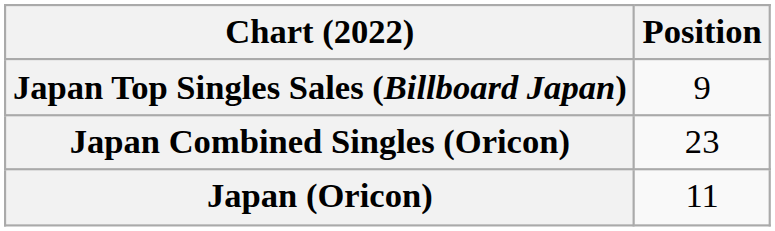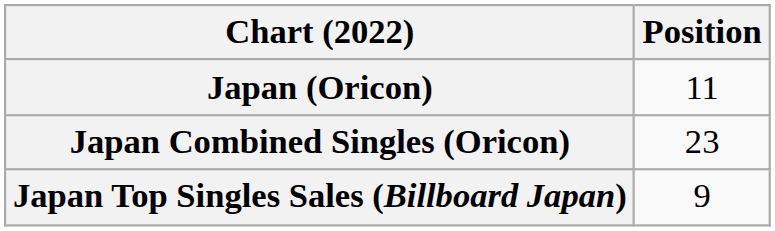rows swapped: (320, 196) <-> (320, 86)
